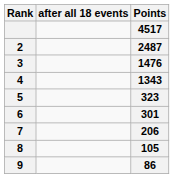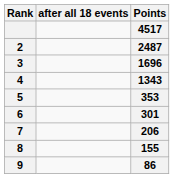(150, 63) 1476 -> (150, 63) 1696
(150, 97) 323 -> (150, 97) 353
(150, 148) 105 -> (150, 148) 155
